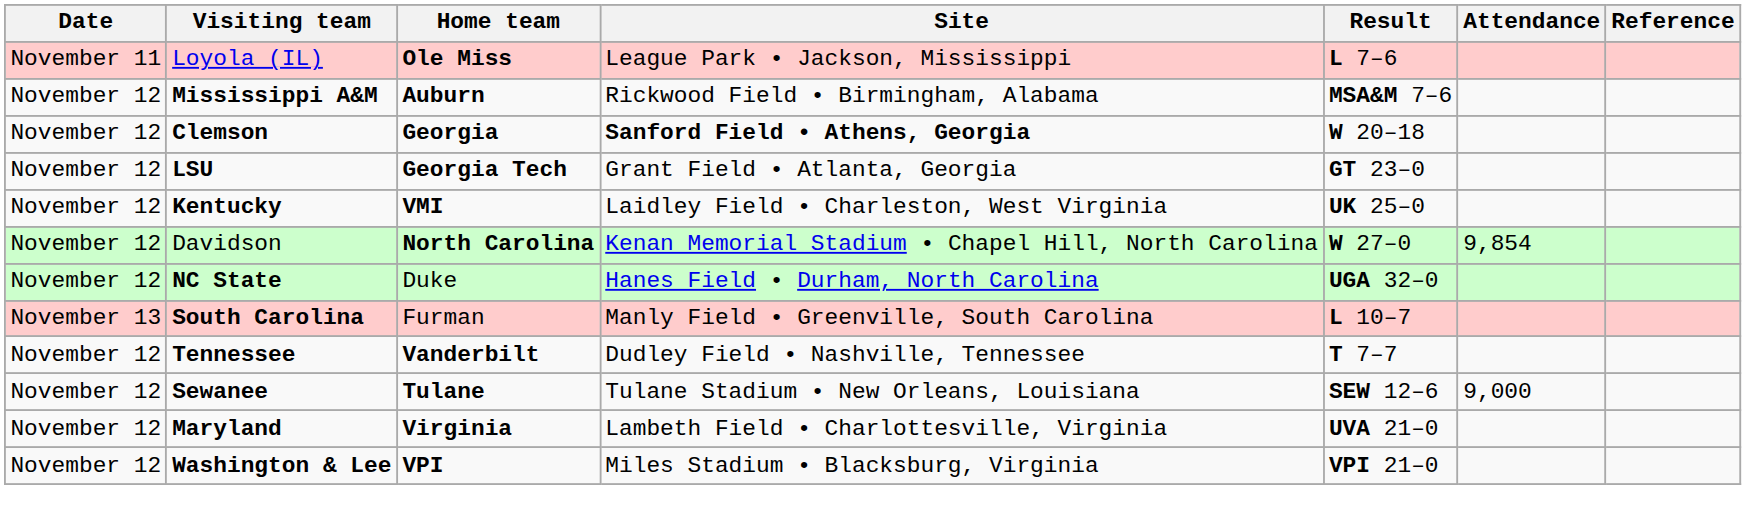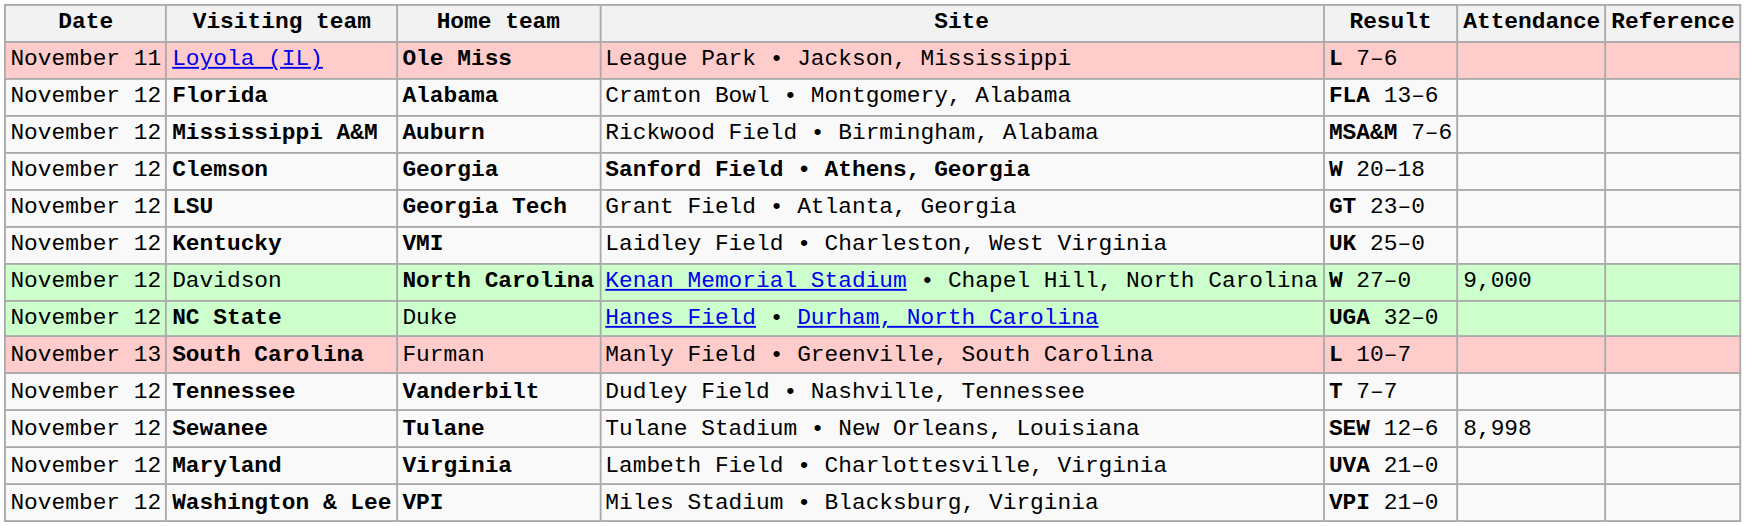+ row: (220, 97)
(1498, 245) 9,854 -> (1498, 282) 9,000
(1498, 393) 9,000 -> (1498, 429) 8,998
